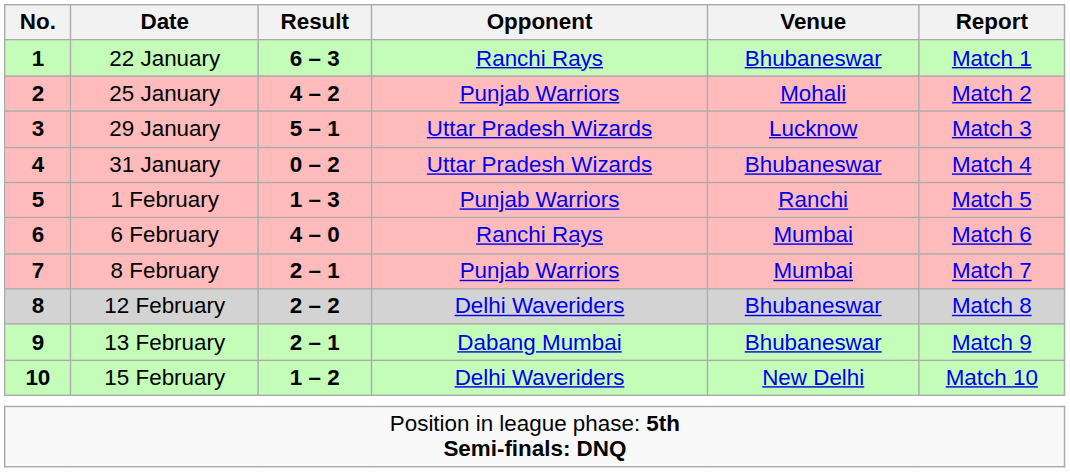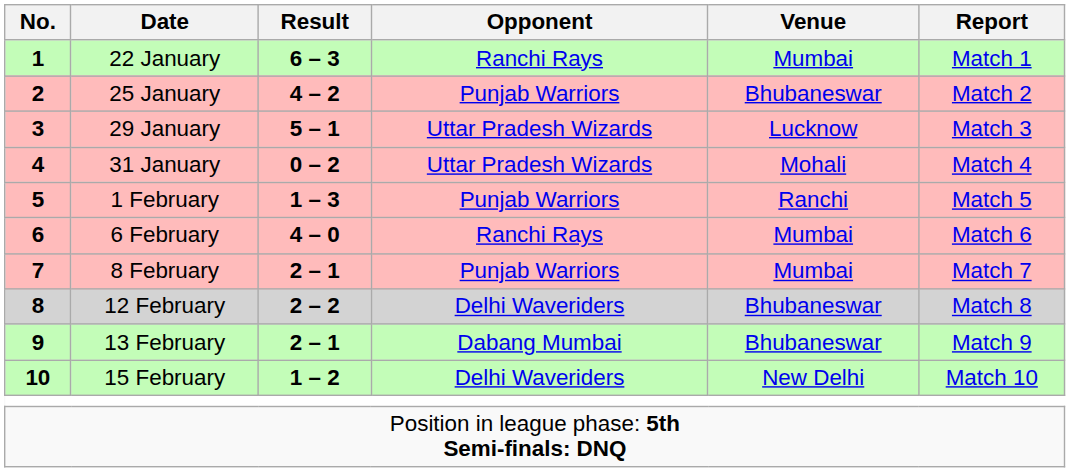(813, 57) Bhubaneswar -> (813, 57) Mumbai
(813, 93) Mohali -> (813, 93) Bhubaneswar
(813, 164) Bhubaneswar -> (813, 164) Mohali
